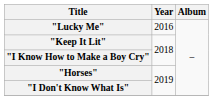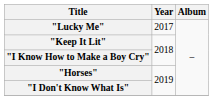(164, 27) 2016 -> (164, 27) 2017
